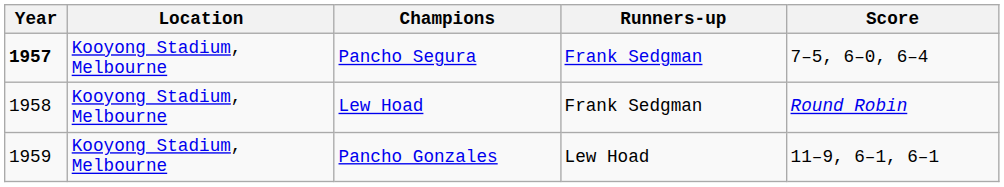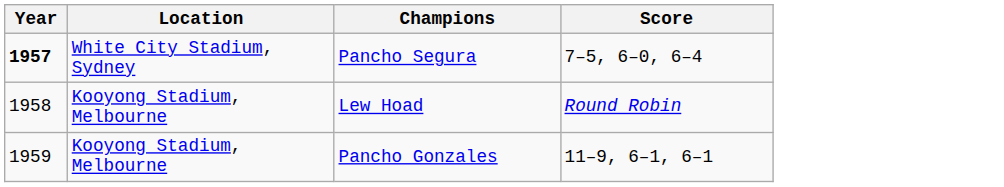- column: (673, 19)
(157, 58) Kooyong Stadium, Melbourne -> (173, 58) White City Stadium, Sydney
